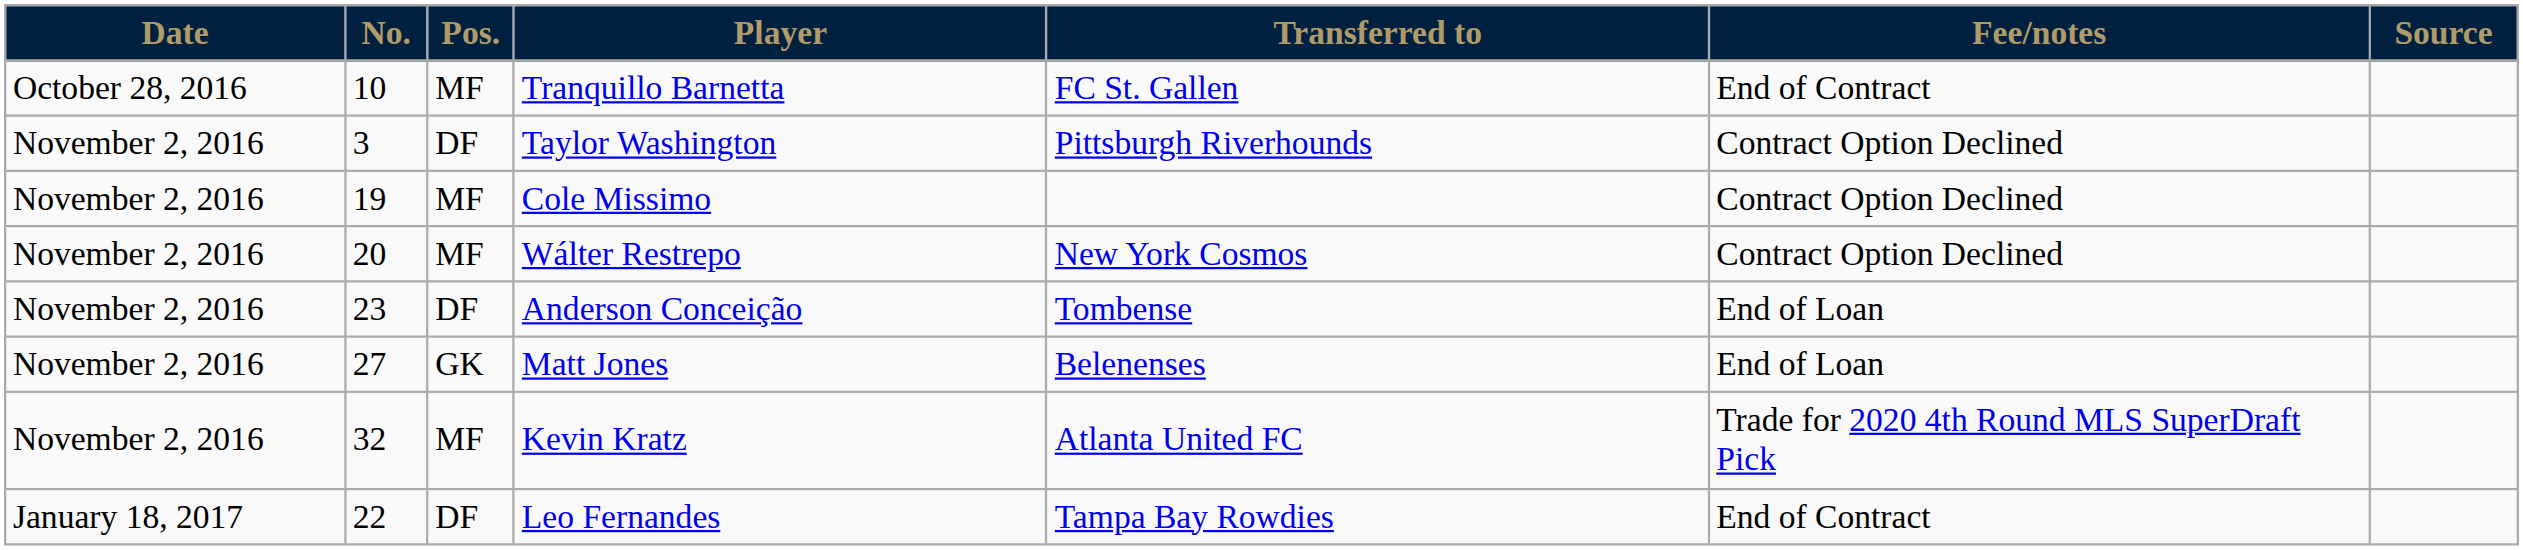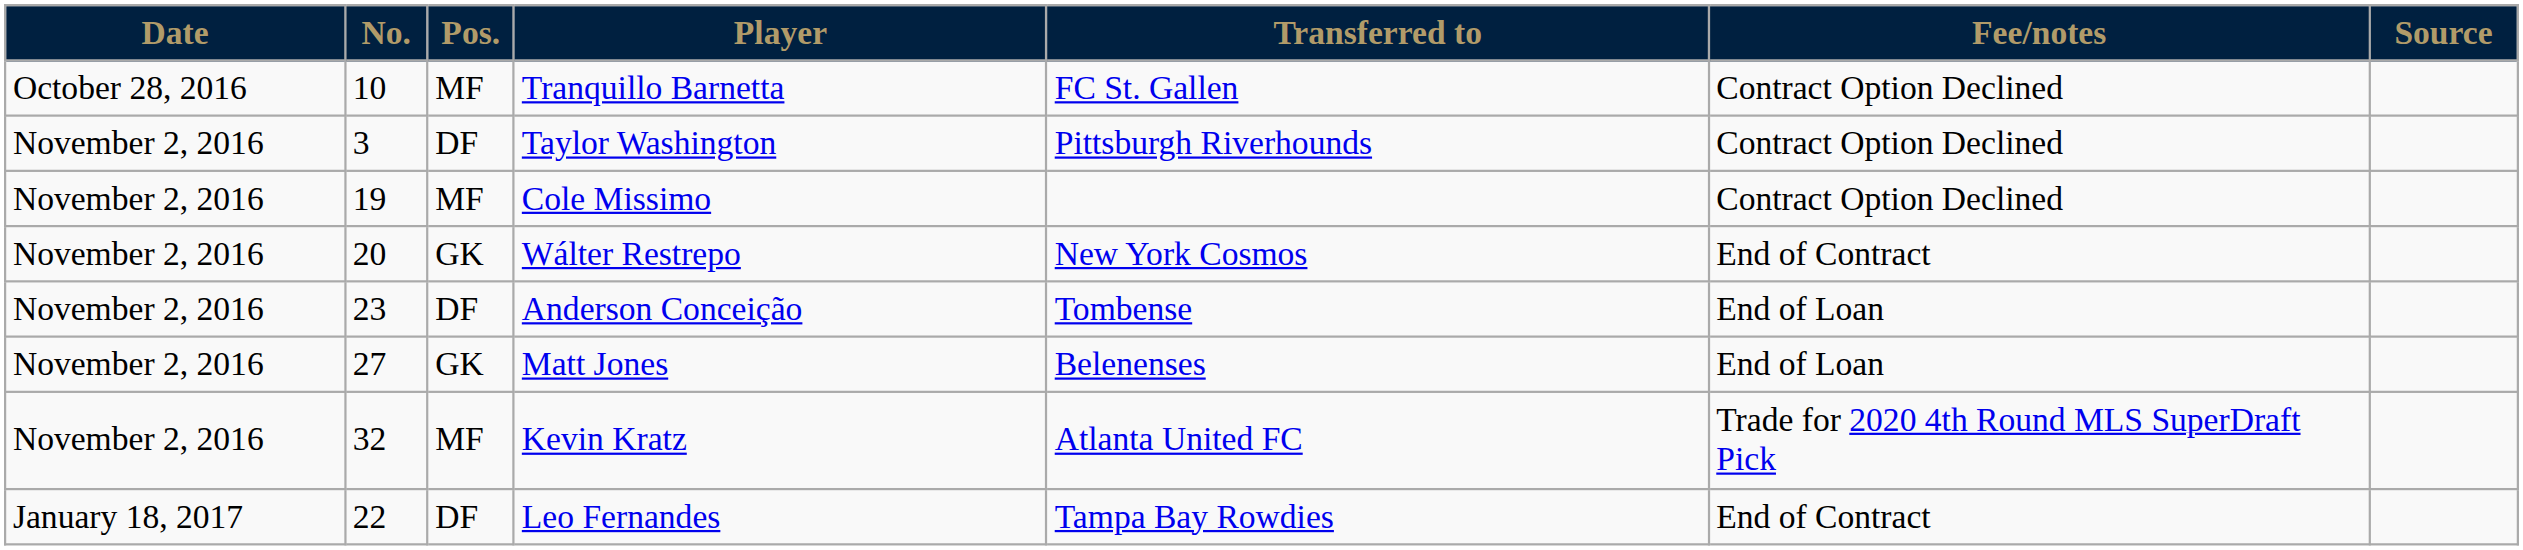(1823, 87) End of Contract -> (1890, 87) Contract Option Declined
(460, 253) MF -> (460, 253) GK
(1890, 253) Contract Option Declined -> (1823, 253) End of Contract
